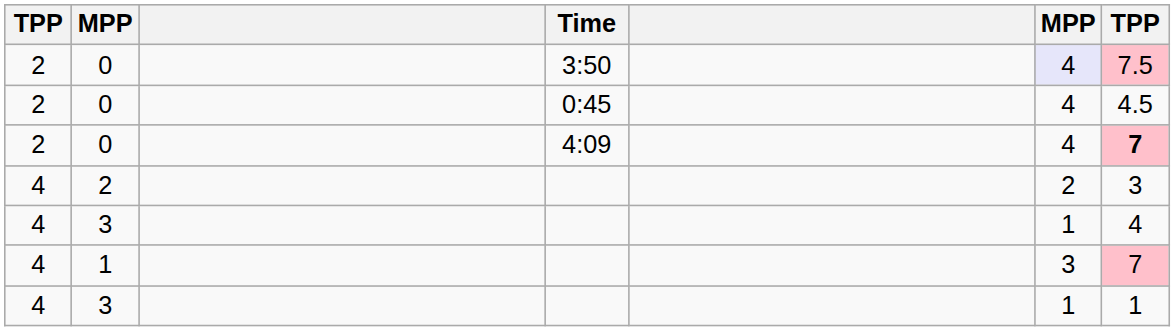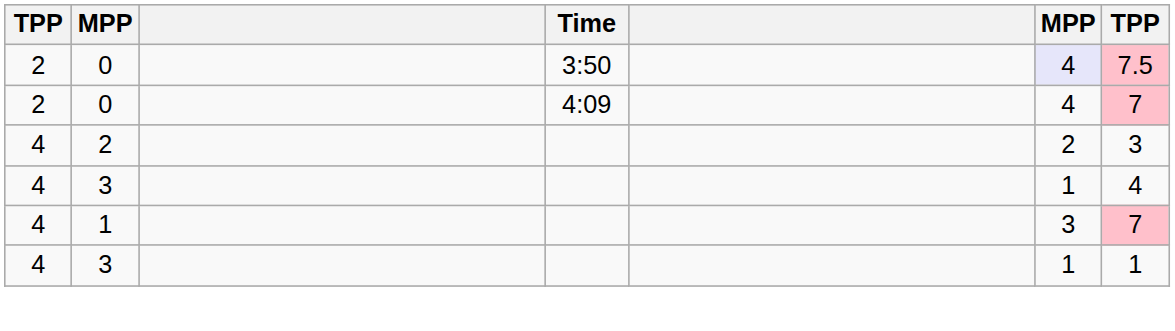- row: (105, 104)
(1135, 144) bold -> (1135, 104) normal
